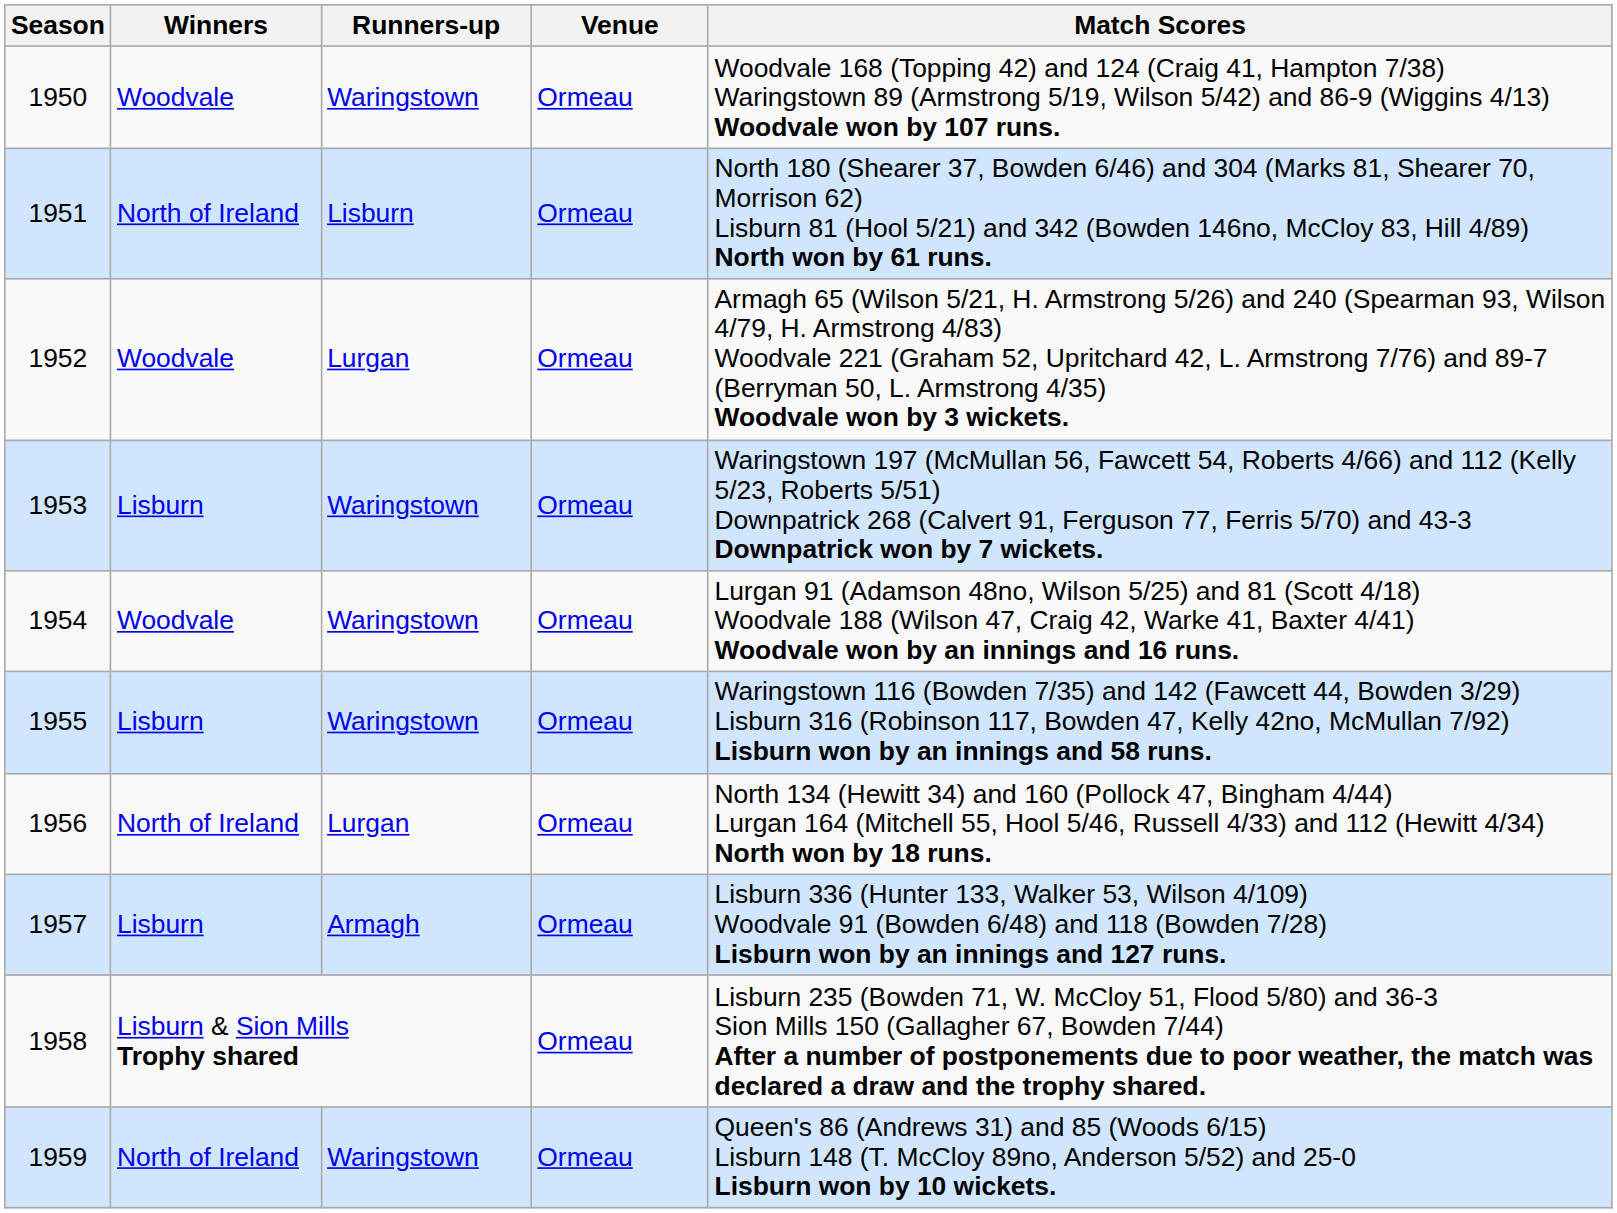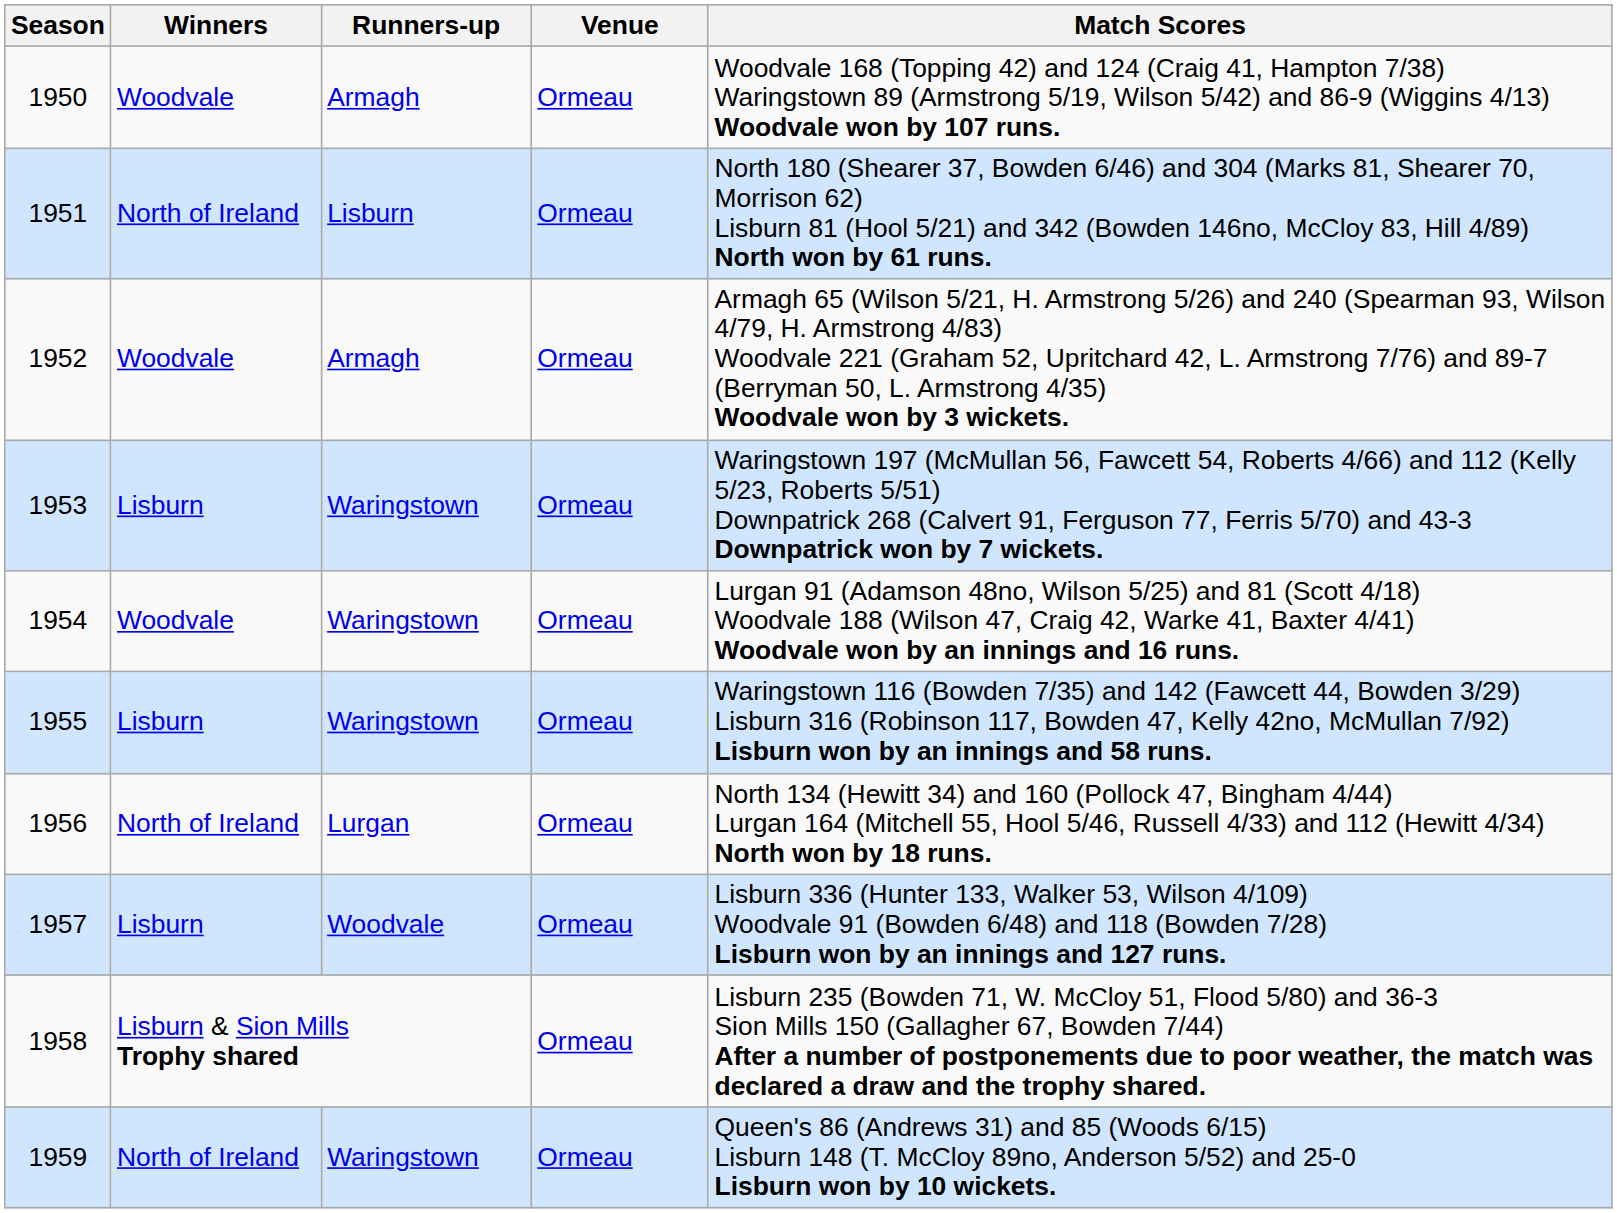(403, 97) Waringstown -> (373, 97) Armagh
(368, 358) Lurgan -> (373, 358) Armagh
(373, 924) Armagh -> (386, 924) Woodvale
